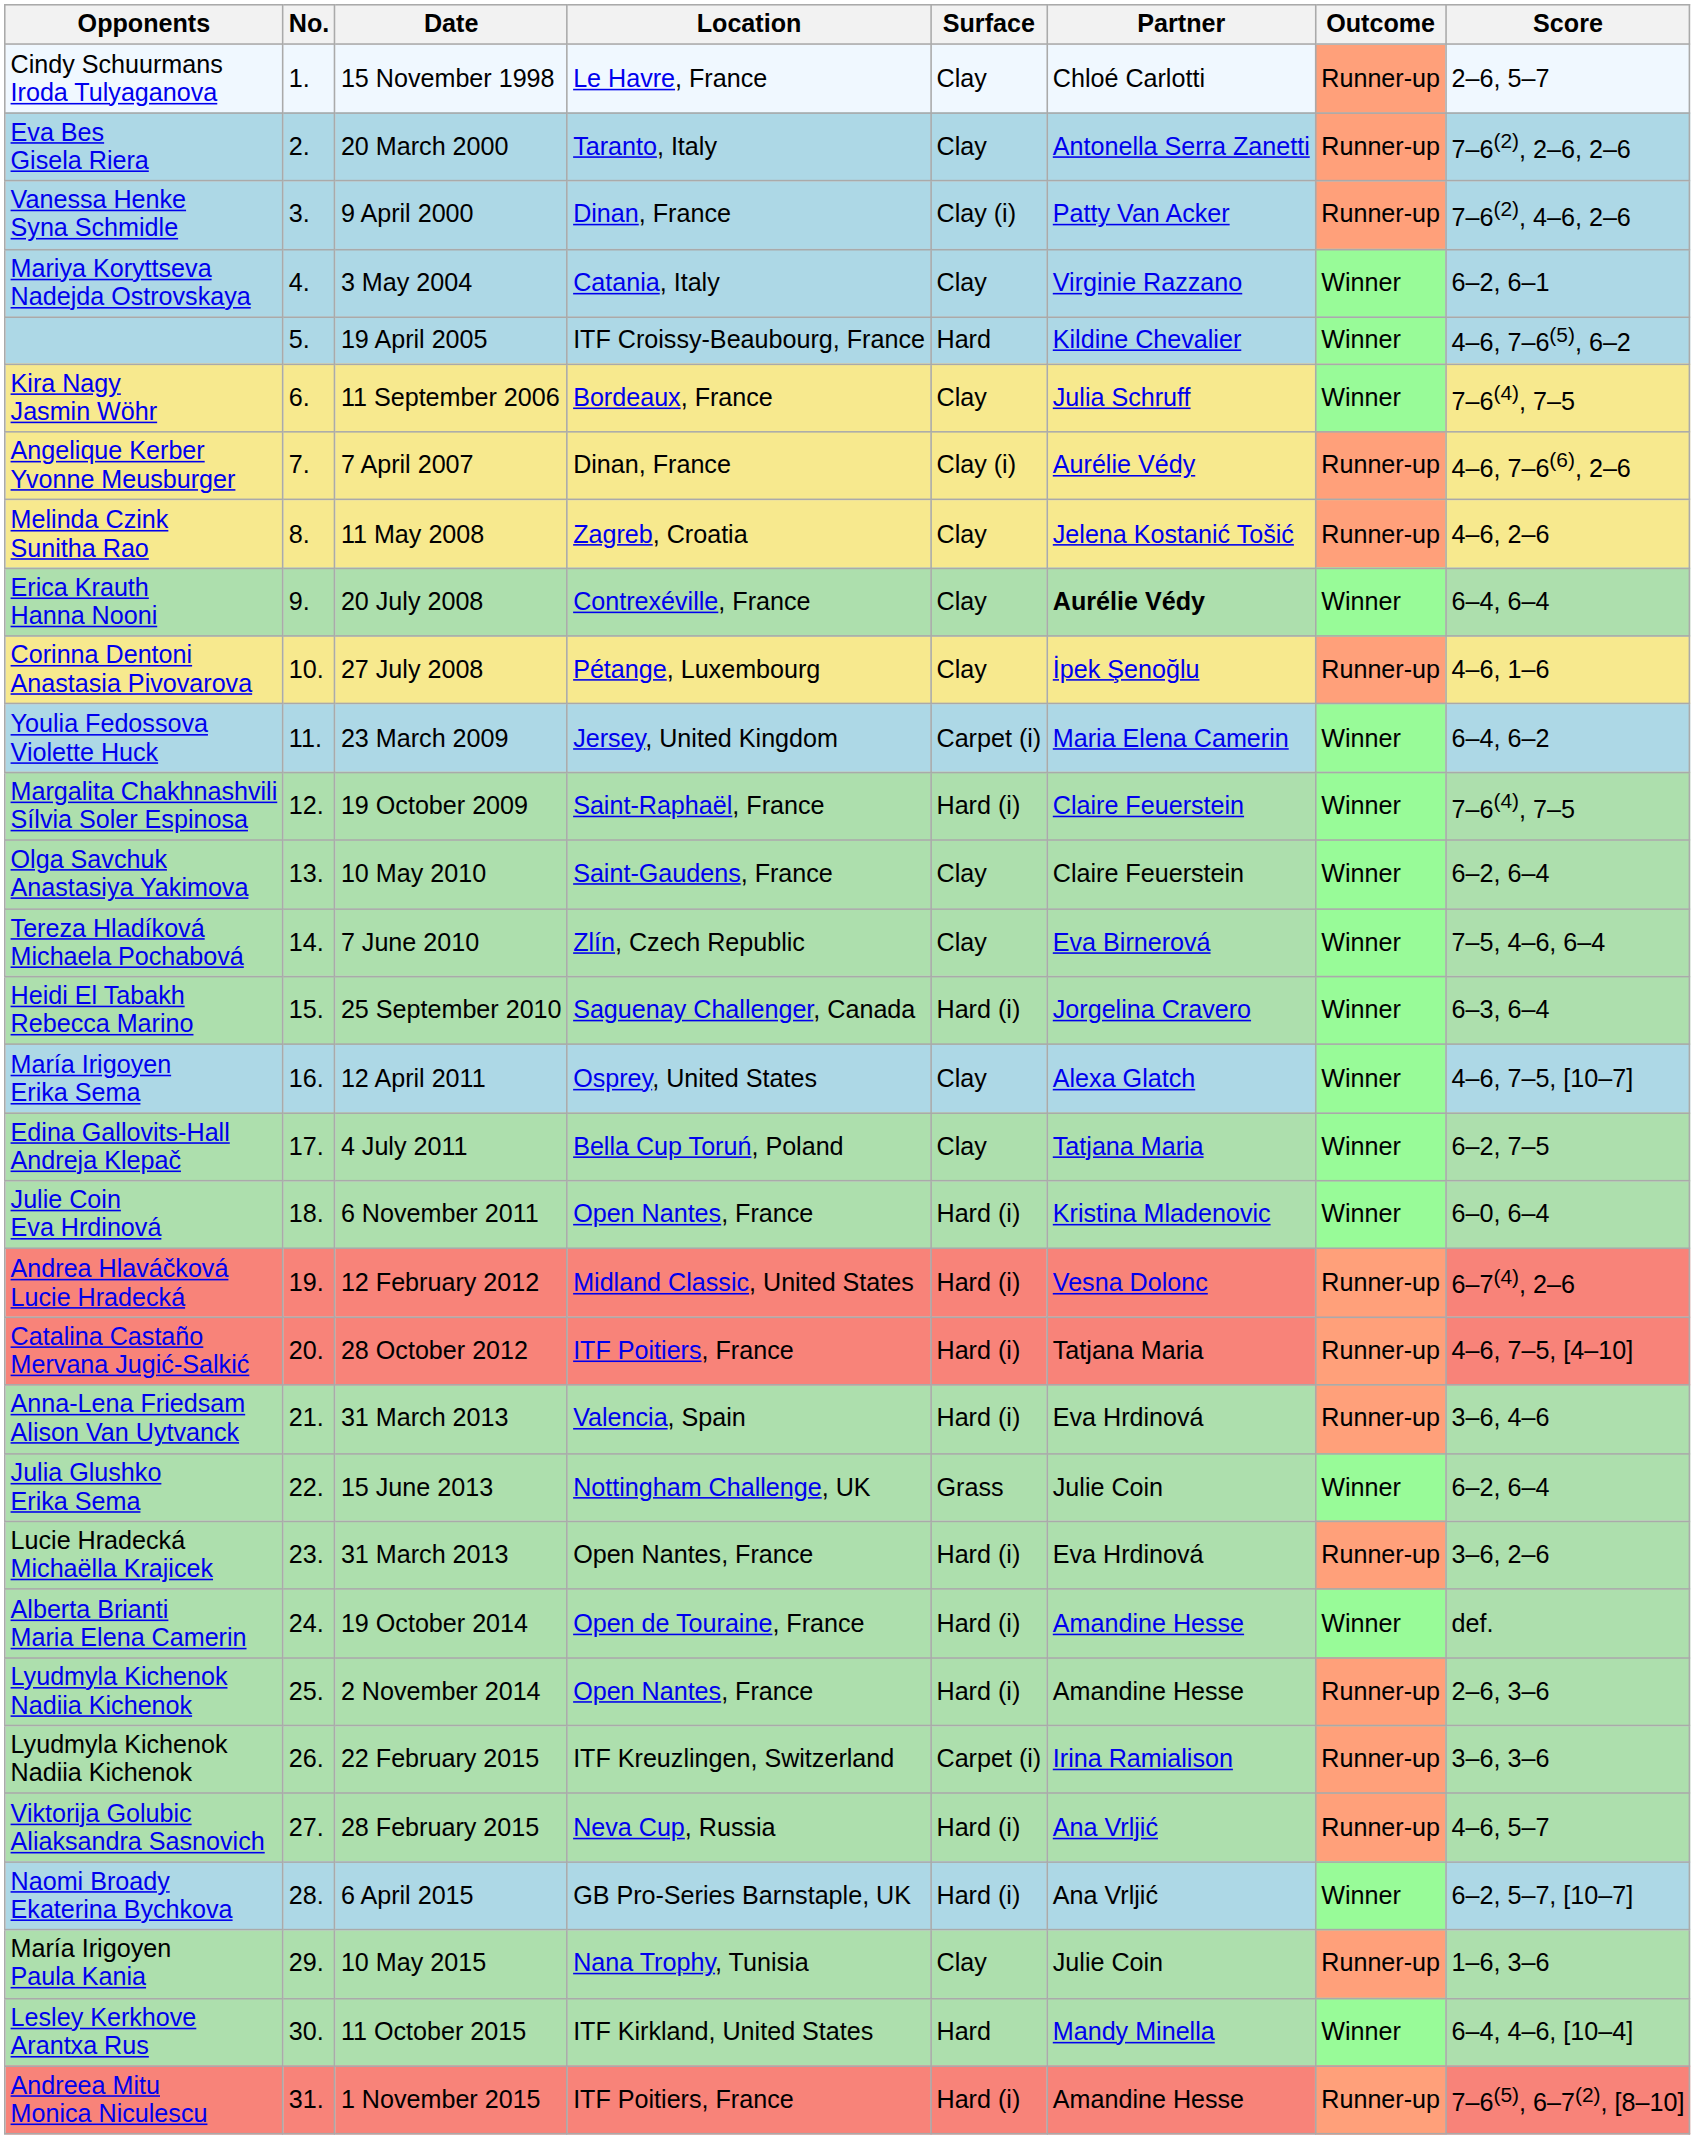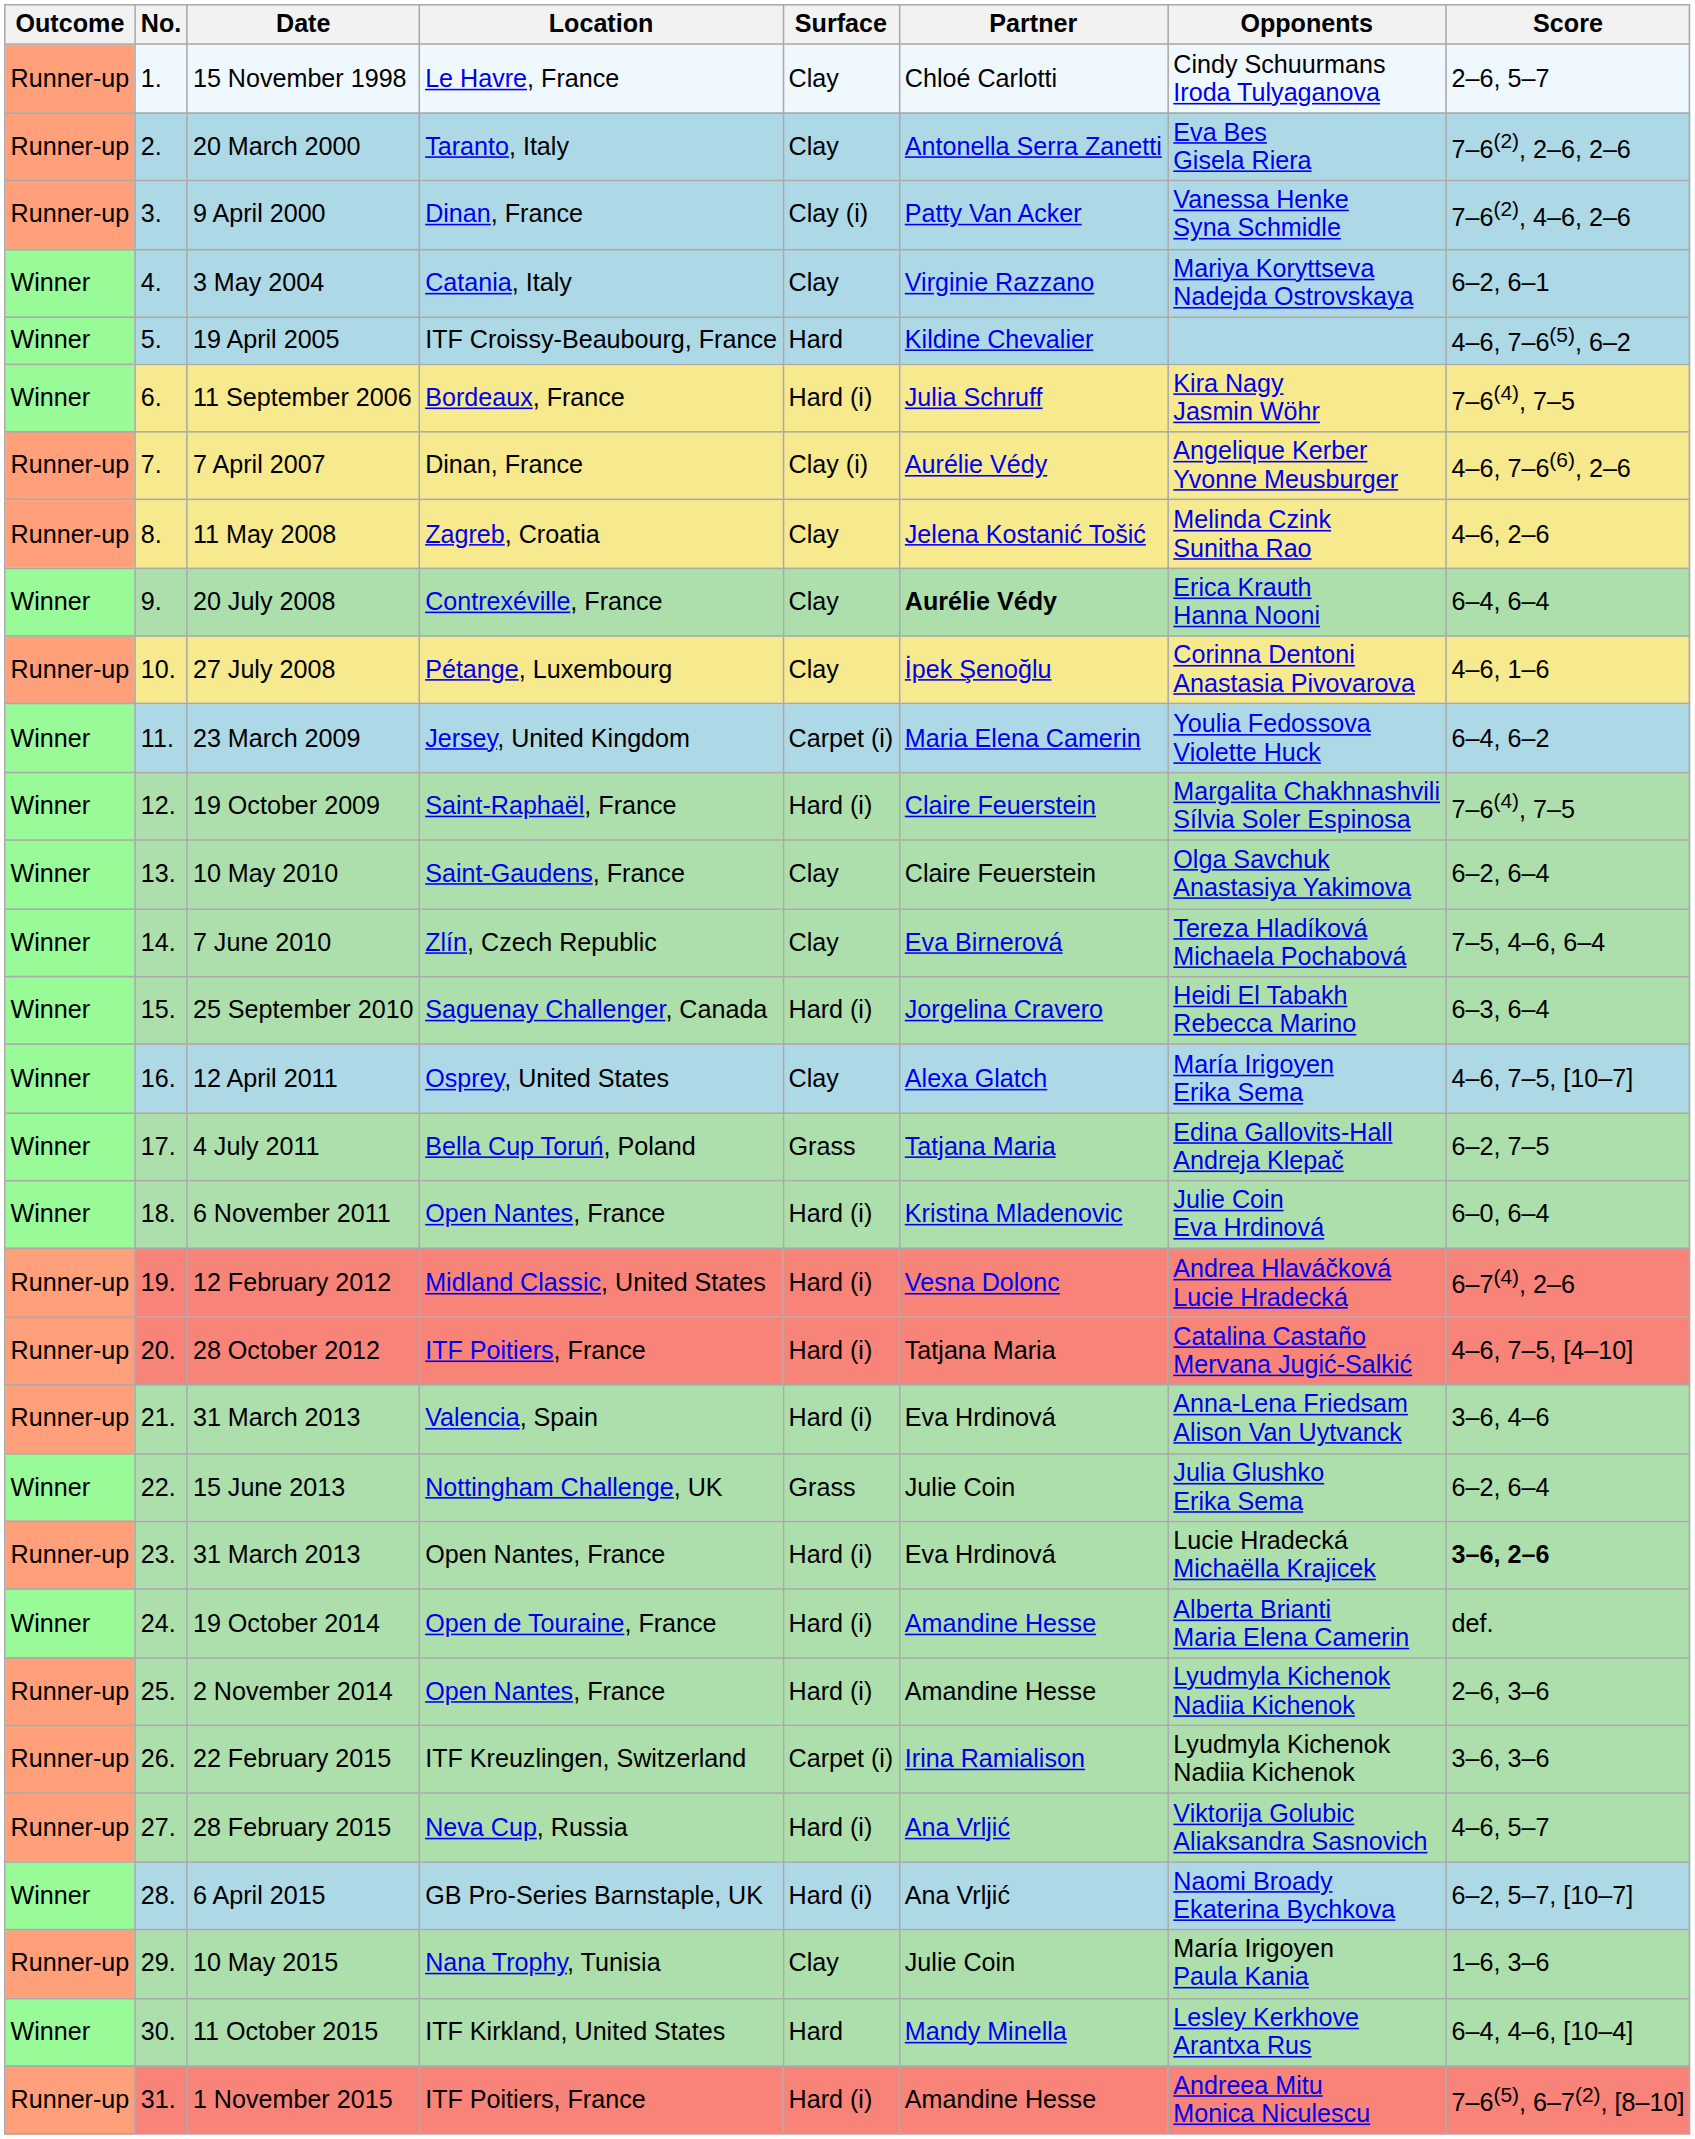columns swapped: (1381, 24) <-> (144, 24)
(962, 397) Clay -> (830, 397) Hard (i)
(962, 1146) Clay -> (822, 1146) Grass
(1500, 1555) normal -> (1500, 1555) bold
